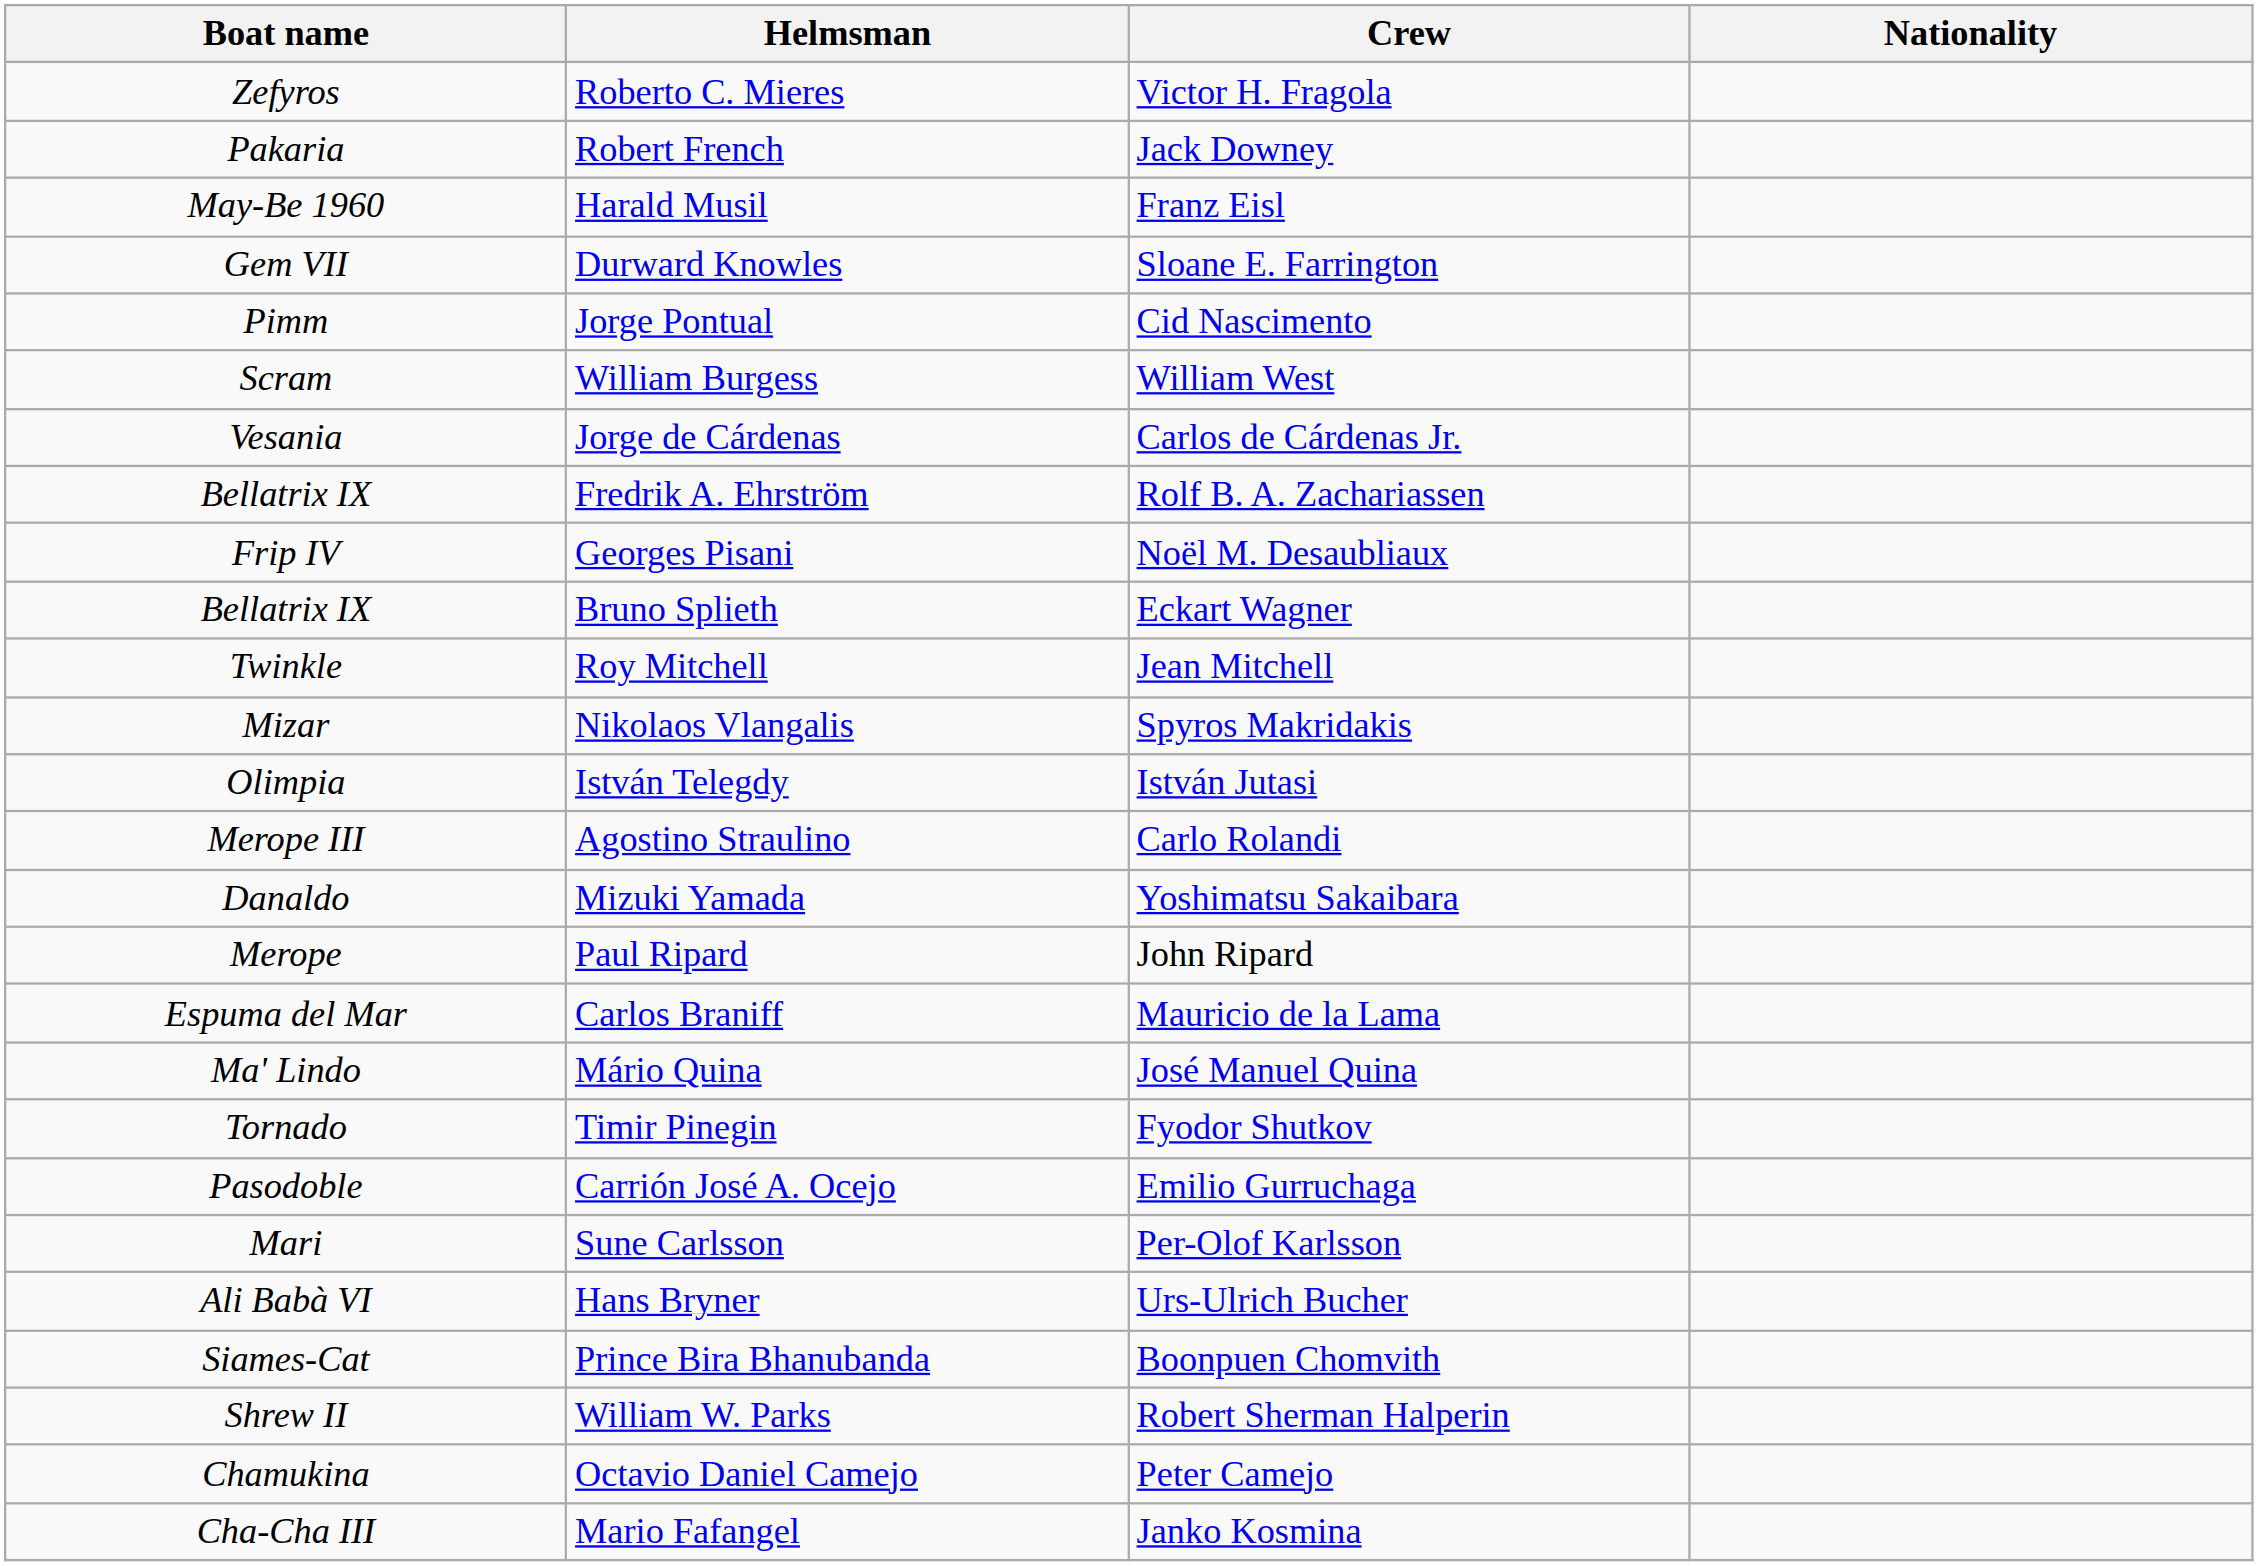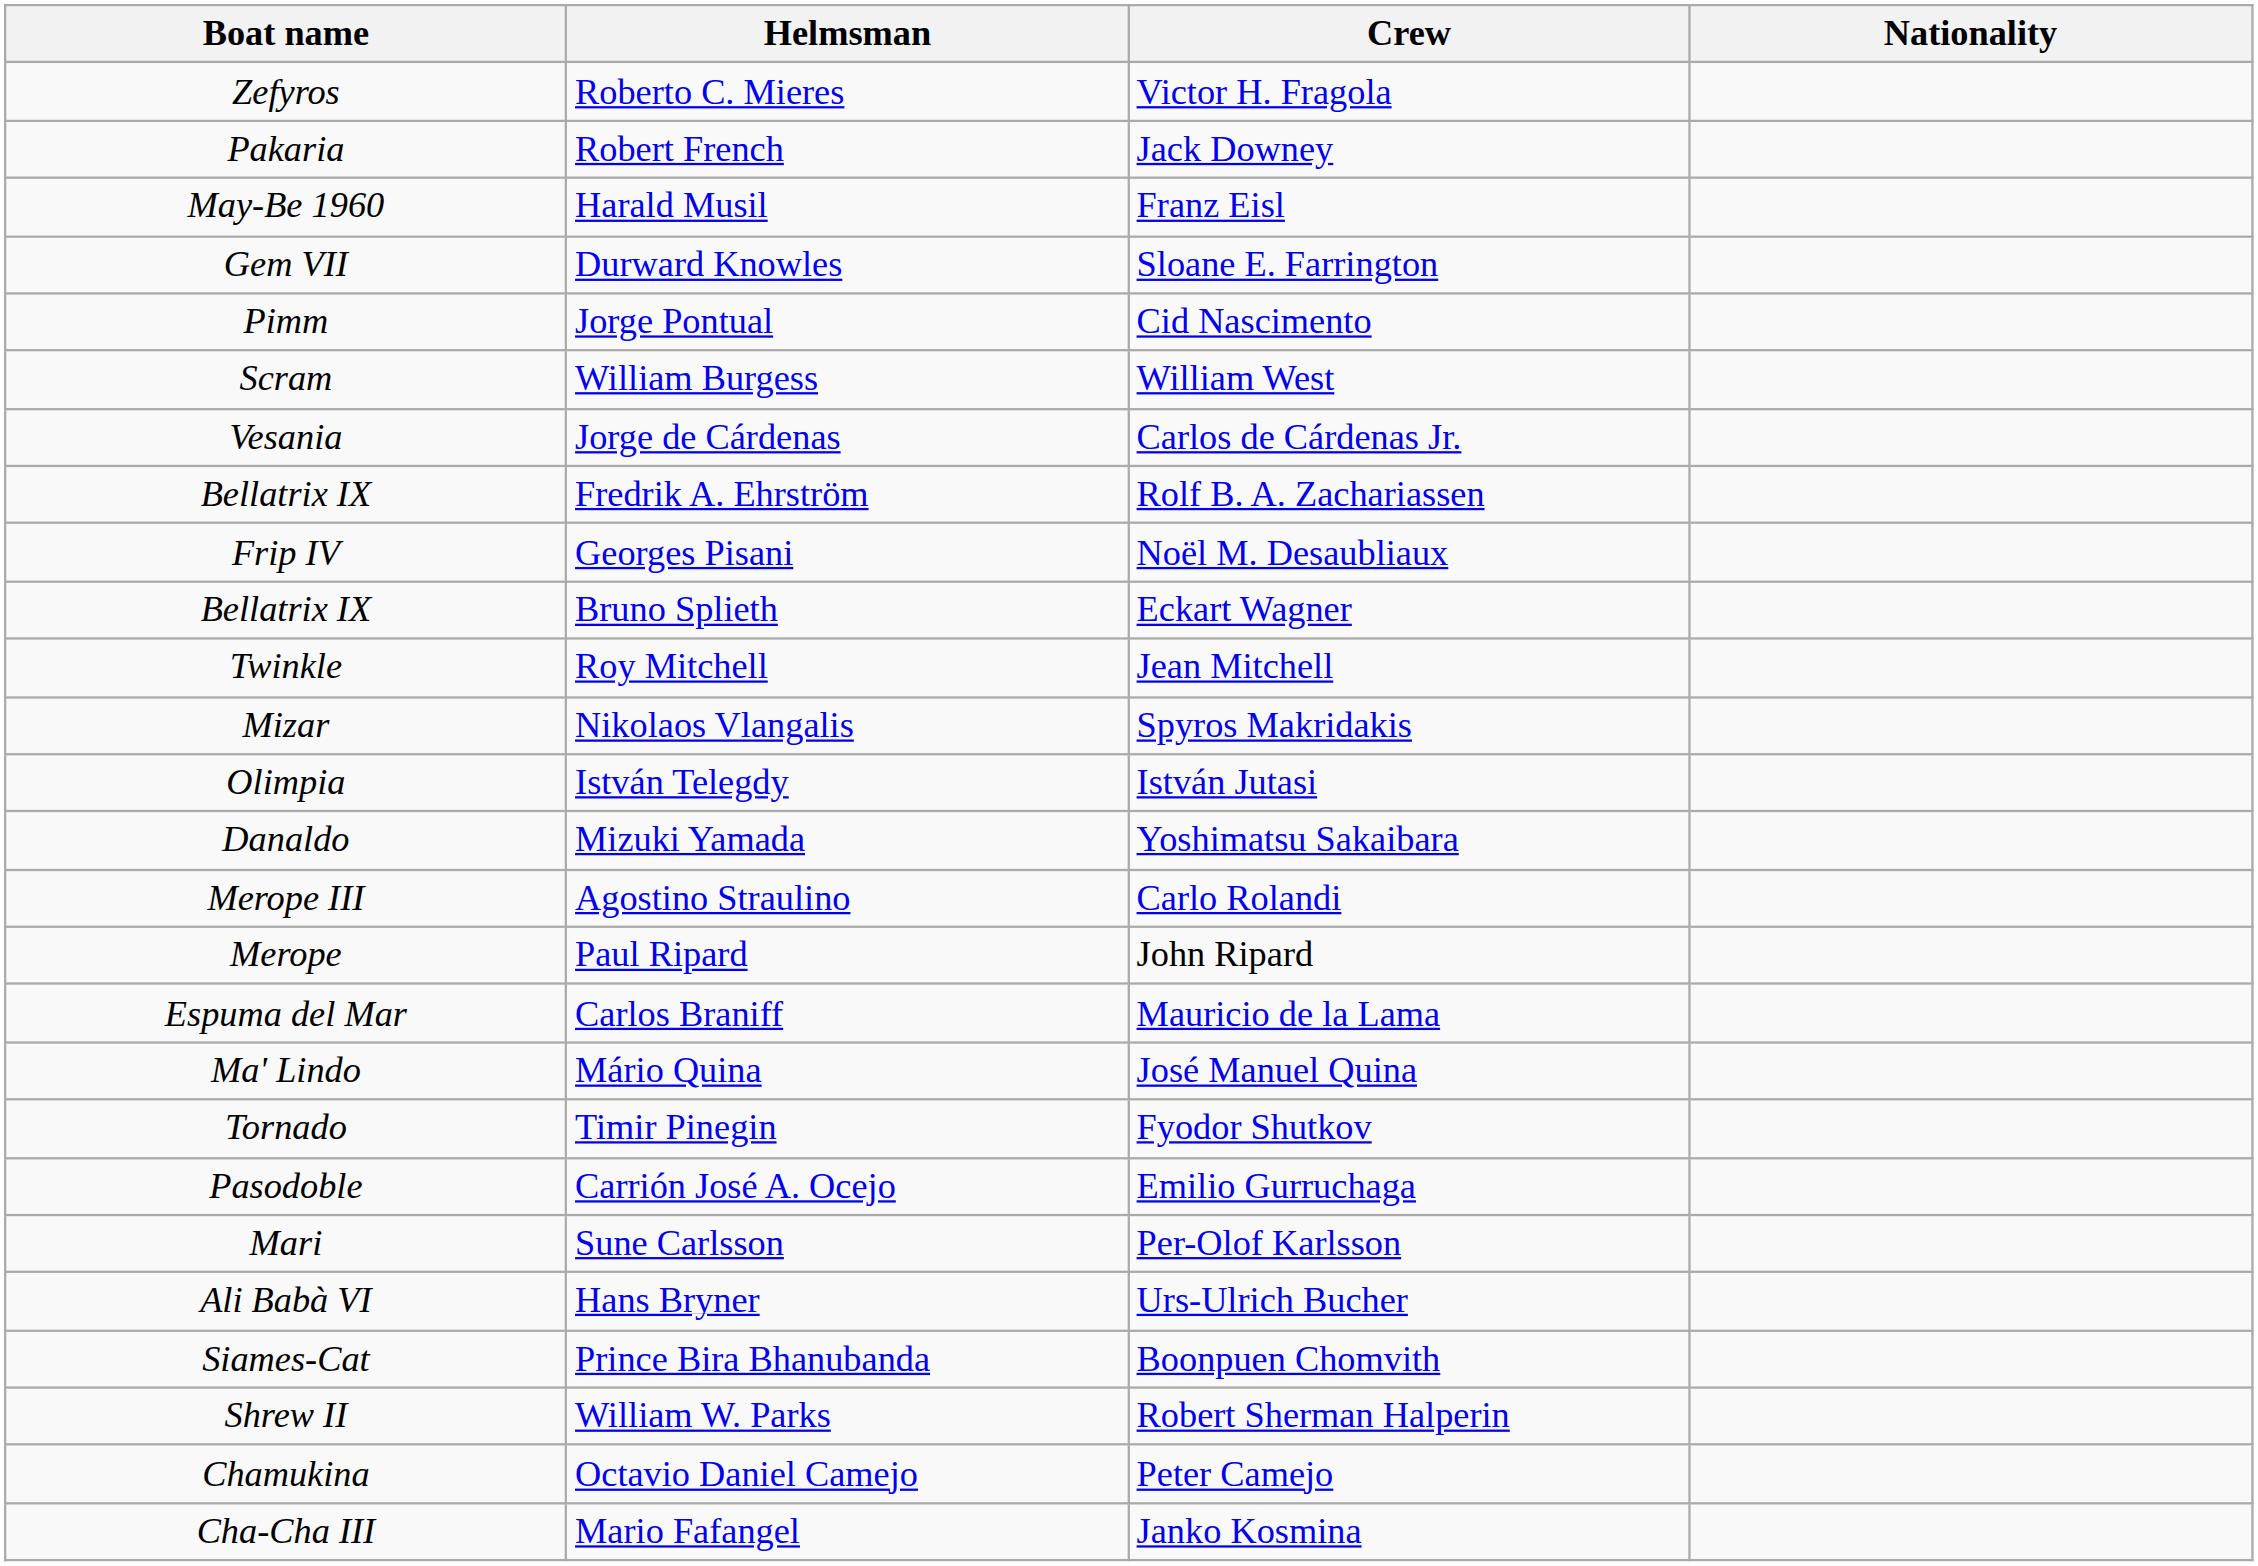rows swapped: (713, 839) <-> (690, 897)
